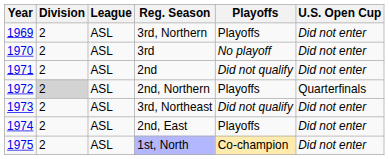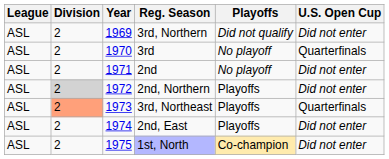columns swapped: (20, 13) <-> (111, 13)
(239, 32) Playoffs -> (255, 32) Did not qualify
(332, 51) Did not enter -> (332, 51) Quarterfinals
(255, 70) Did not qualify -> (244, 70) No playoff
(332, 88) Quarterfinals -> (332, 88) Did not enter
(42, 107) no background -> (57, 107) lightsalmon background
(255, 107) Did not qualify -> (239, 107) Playoffs
(332, 107) Did not enter -> (332, 107) Quarterfinals
